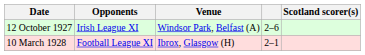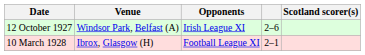columns swapped: (209, 12) <-> (115, 12)
